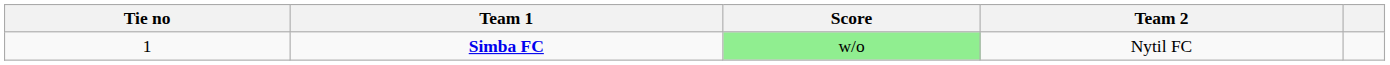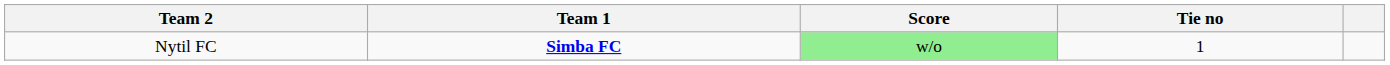columns swapped: (147, 18) <-> (1161, 18)
